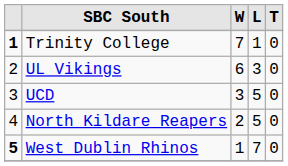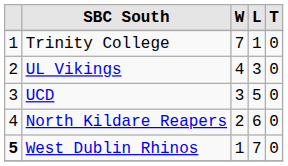(13, 44) bold -> (13, 44) normal
(240, 70) 6 -> (240, 70) 4
(257, 122) 5 -> (257, 122) 6
